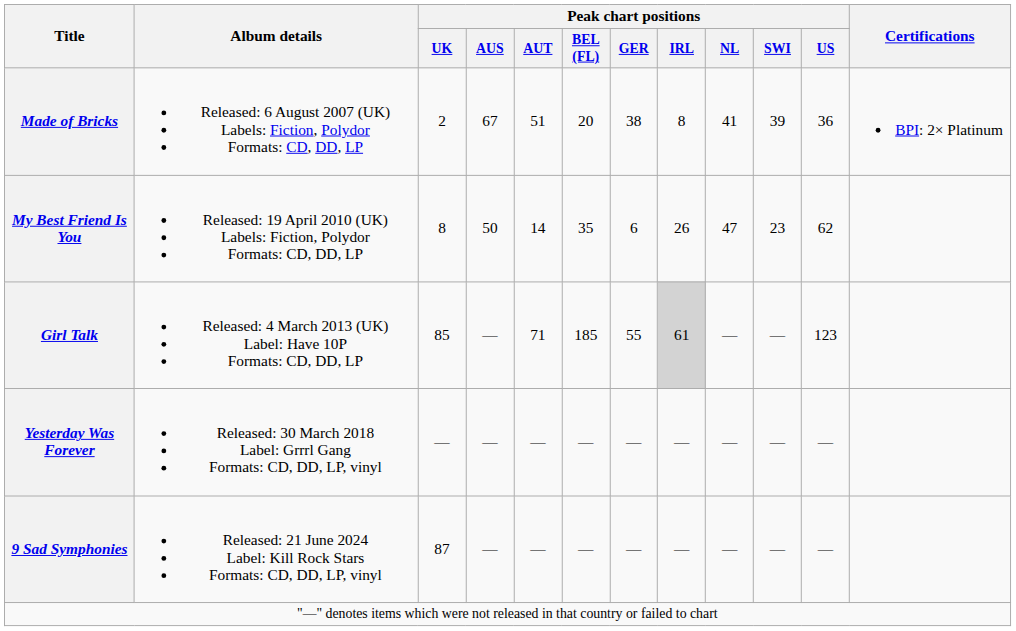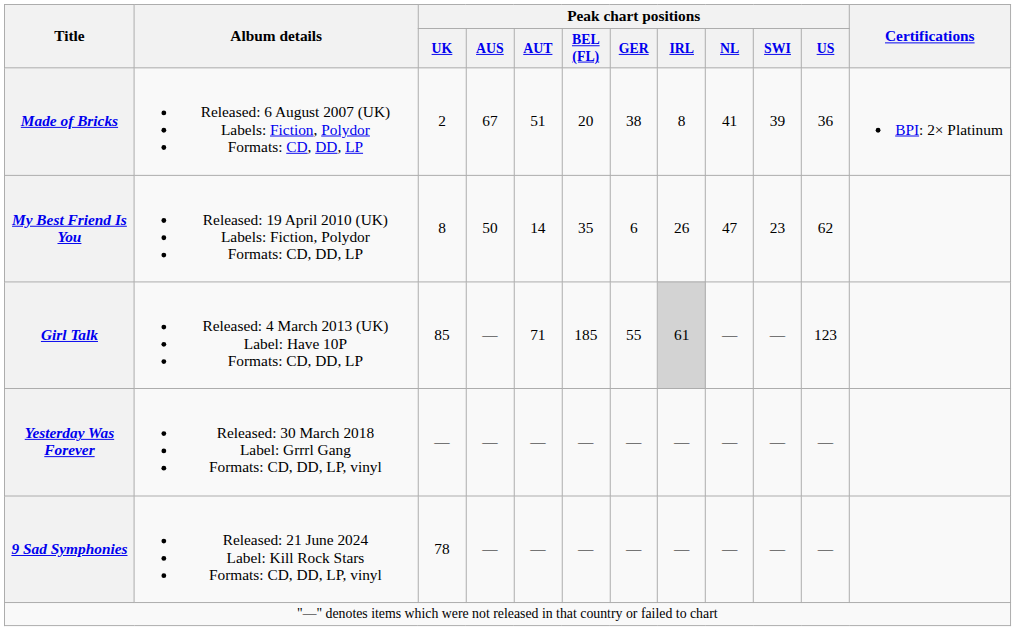(442, 549) 87 -> (442, 549) 78
